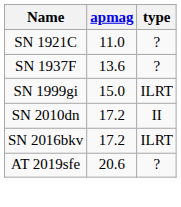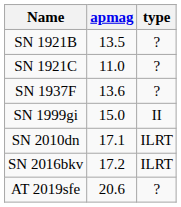+ row: (46, 41)
(157, 91) ILRT -> (157, 116) II
(112, 116) 17.2 -> (112, 140) 17.1
(157, 116) II -> (157, 140) ILRT
